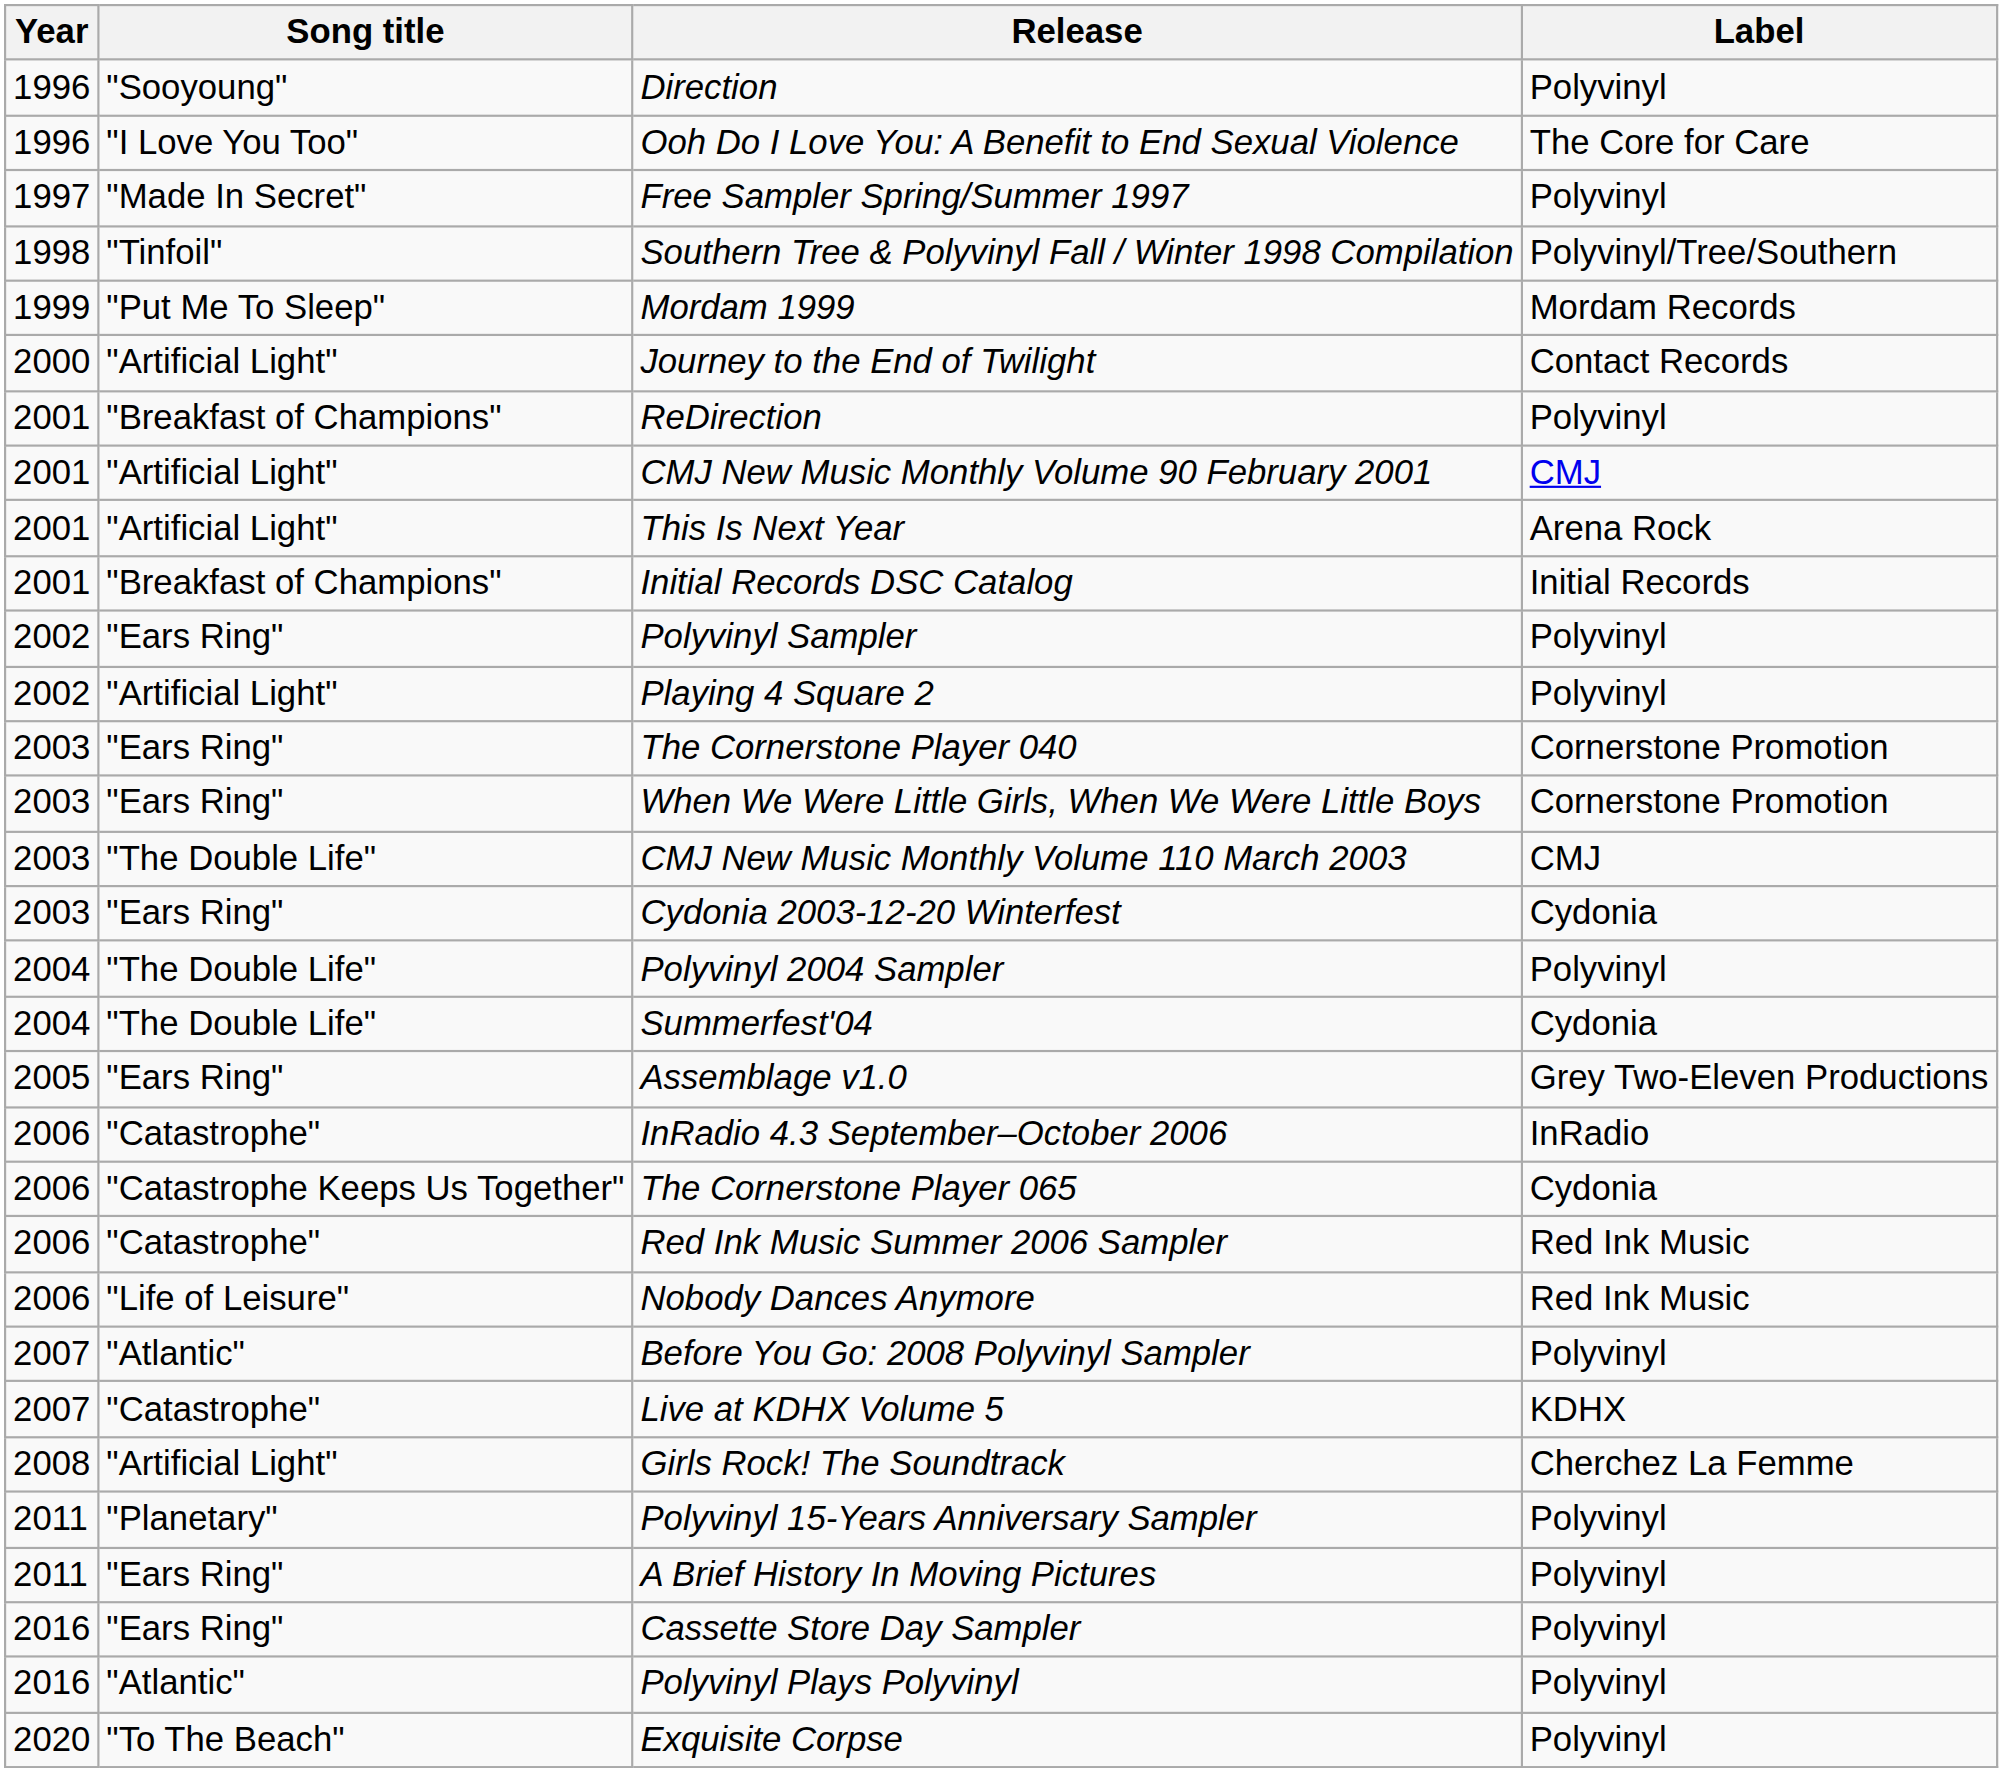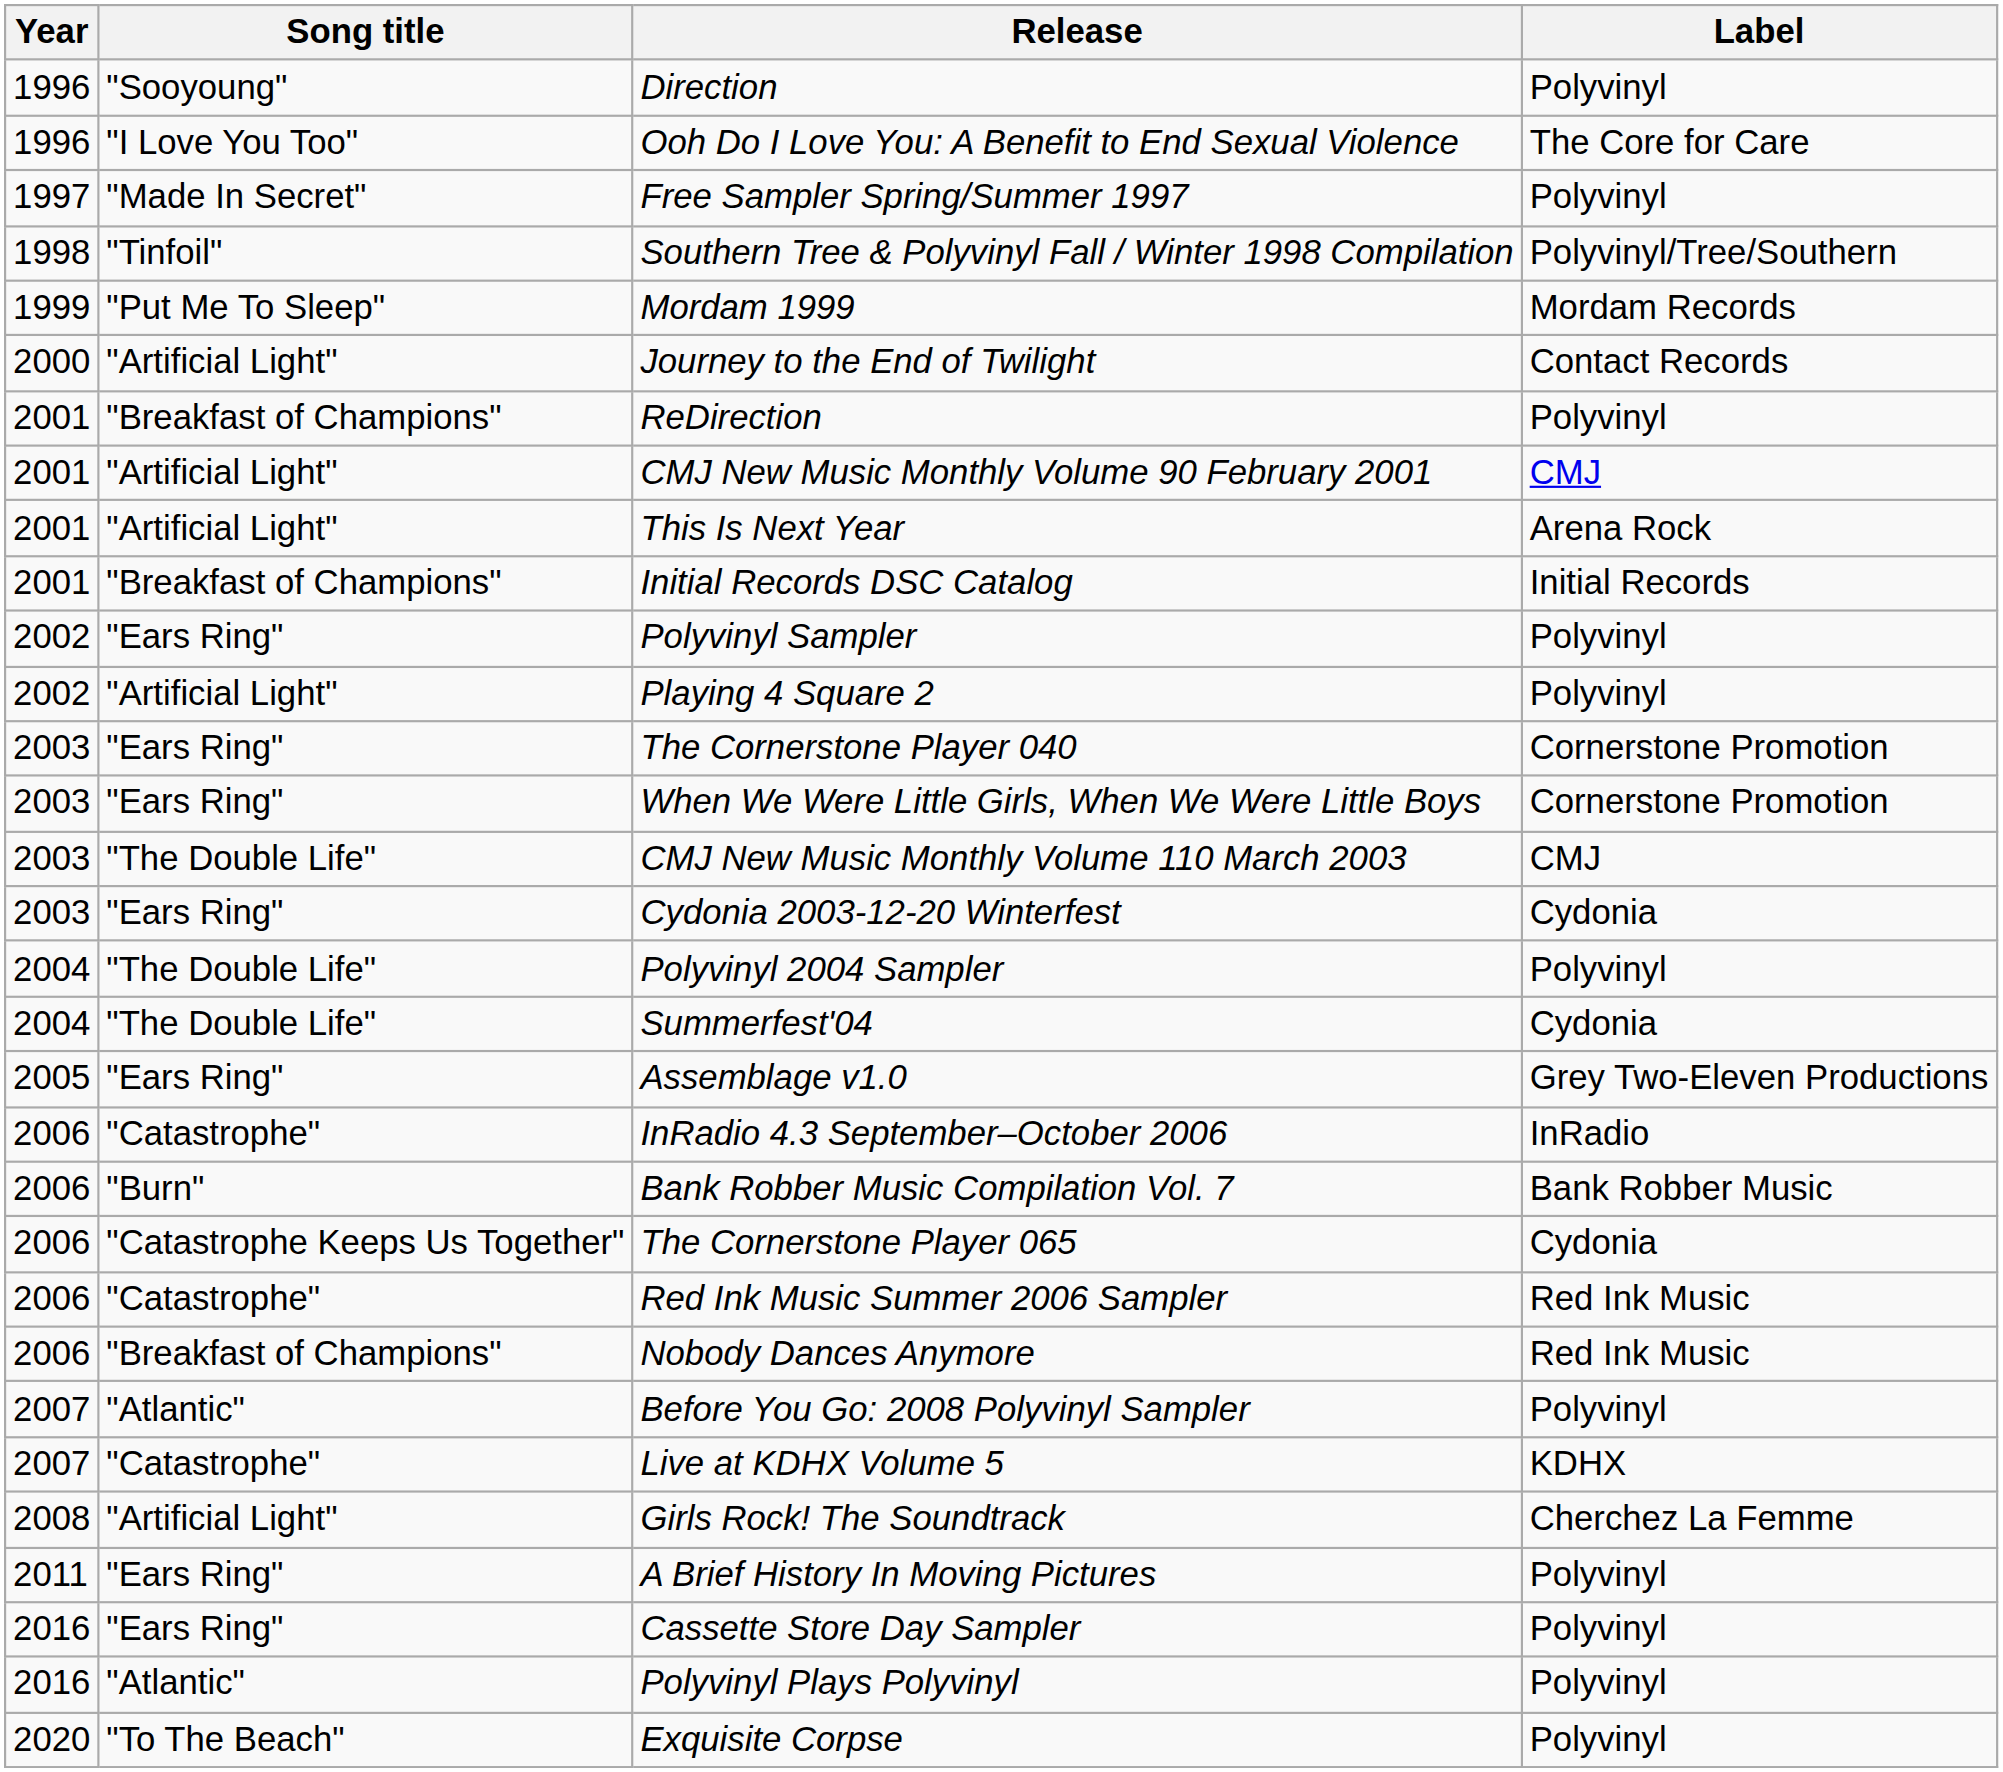+ row: (937, 1188)
(228, 1298) "Life of Leisure" -> (304, 1353) "Breakfast of Champions"
- row: (949, 1518)
